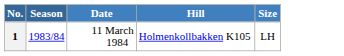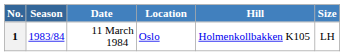+ column: (166, 13)
